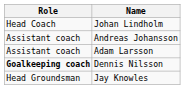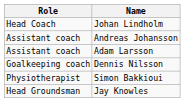(48, 64) bold -> (48, 64) normal
+ row: (129, 78)
